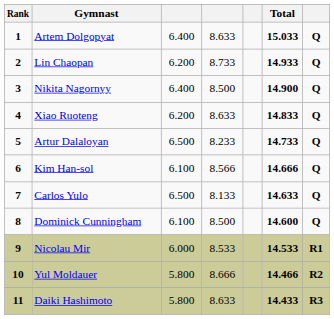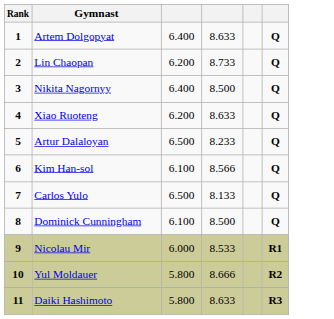- column: (282, 13)
